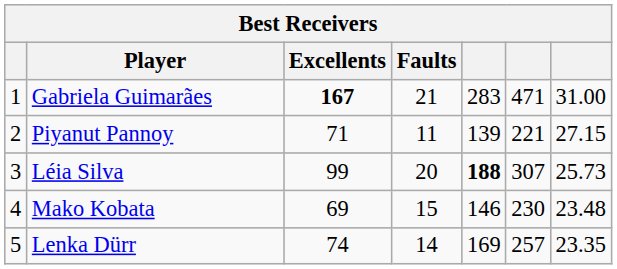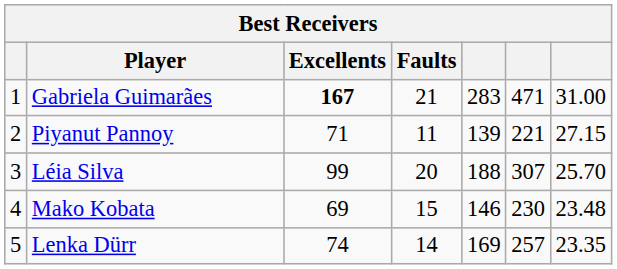(484, 171) bold -> (484, 171) normal
(581, 171) 25.73 -> (581, 171) 25.70
